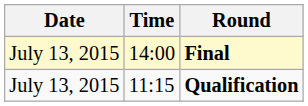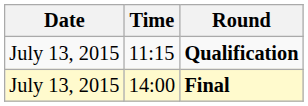rows swapped: (241, 85) <-> (207, 52)
